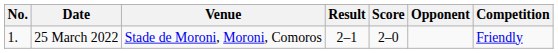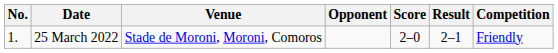columns swapped: (440, 15) <-> (347, 15)
